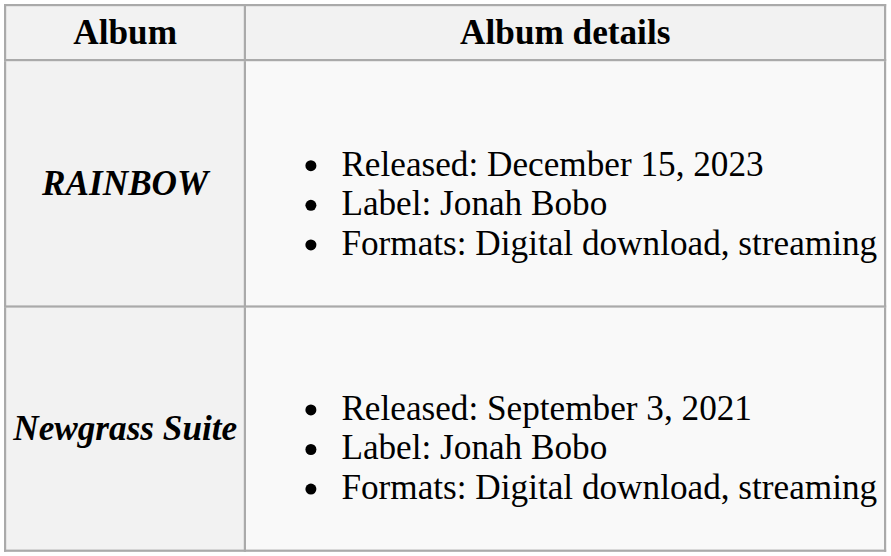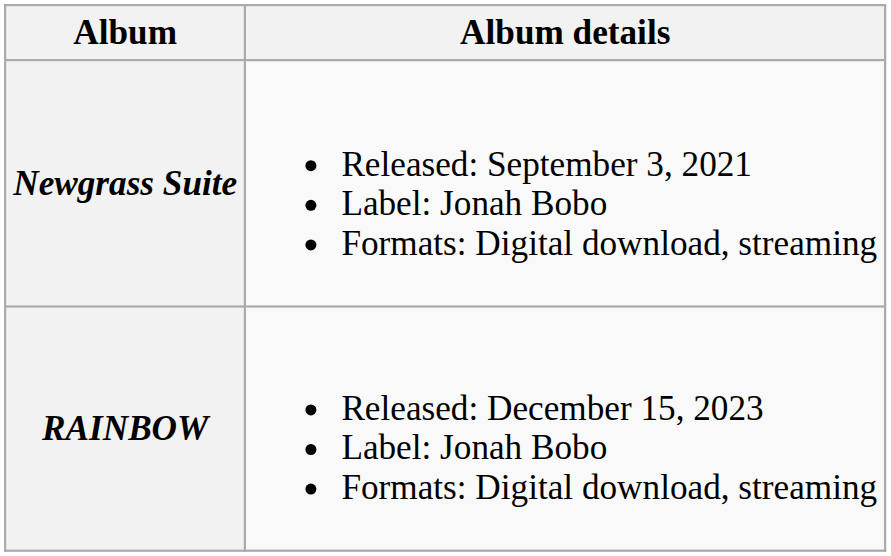rows swapped: (125, 427) <-> (125, 182)
